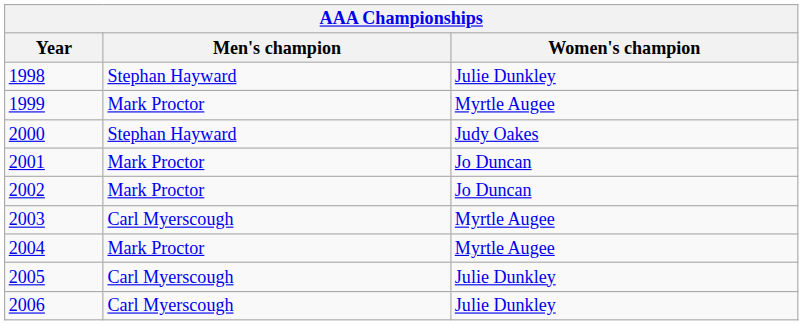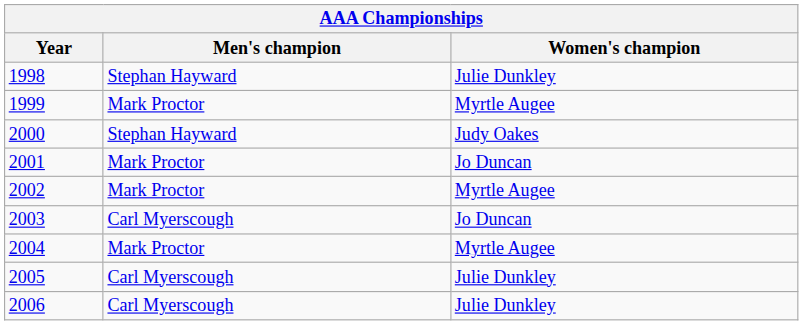(493, 190) Jo Duncan -> (505, 190) Myrtle Augee
(505, 219) Myrtle Augee -> (493, 219) Jo Duncan
